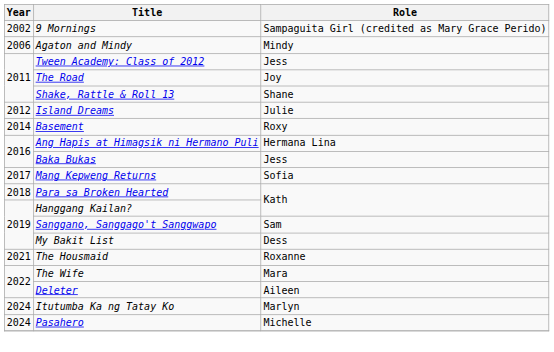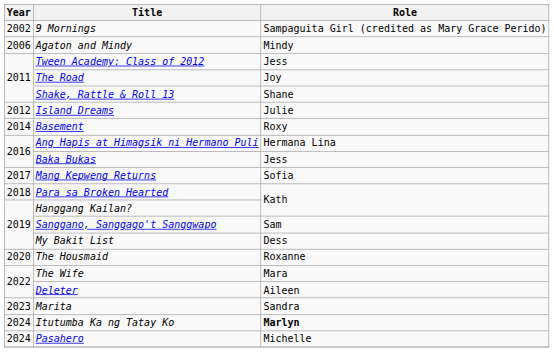(19, 257) 2021 -> (19, 257) 2020
+ row: (54, 306)
(281, 306) normal -> (281, 323) bold
